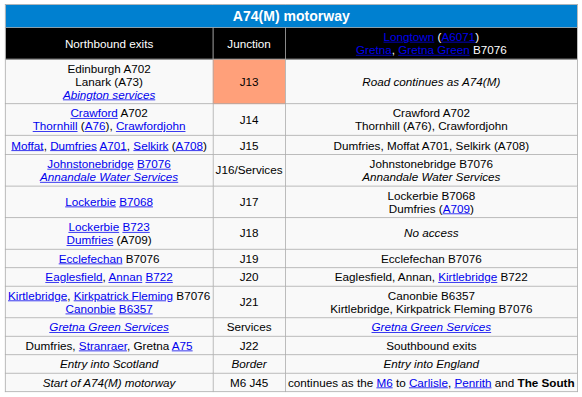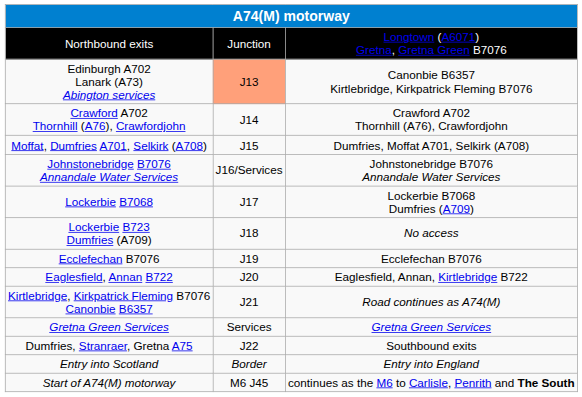(431, 82) Road continues as A74(M) -> (431, 82) Canonbie B6357 Kirtlebridge, Kirkpatrick Fleming B7076
(431, 302) Canonbie B6357 Kirtlebridge, Kirkpatrick Fleming B7076 -> (431, 302) Road continues as A74(M)
